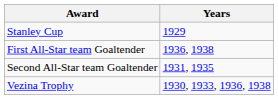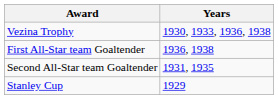rows swapped: (40, 85) <-> (35, 31)
